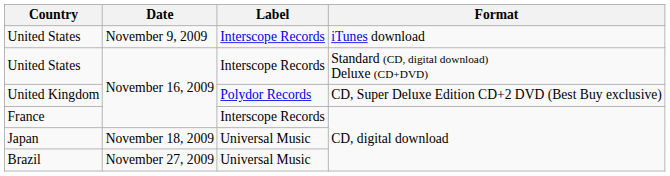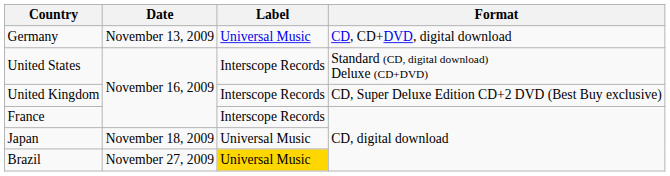- row: (44, 36)
+ row: (33, 36)
(266, 95) Polydor Records -> (273, 95) Interscope Records
(265, 159) no background -> (265, 159) gold background
